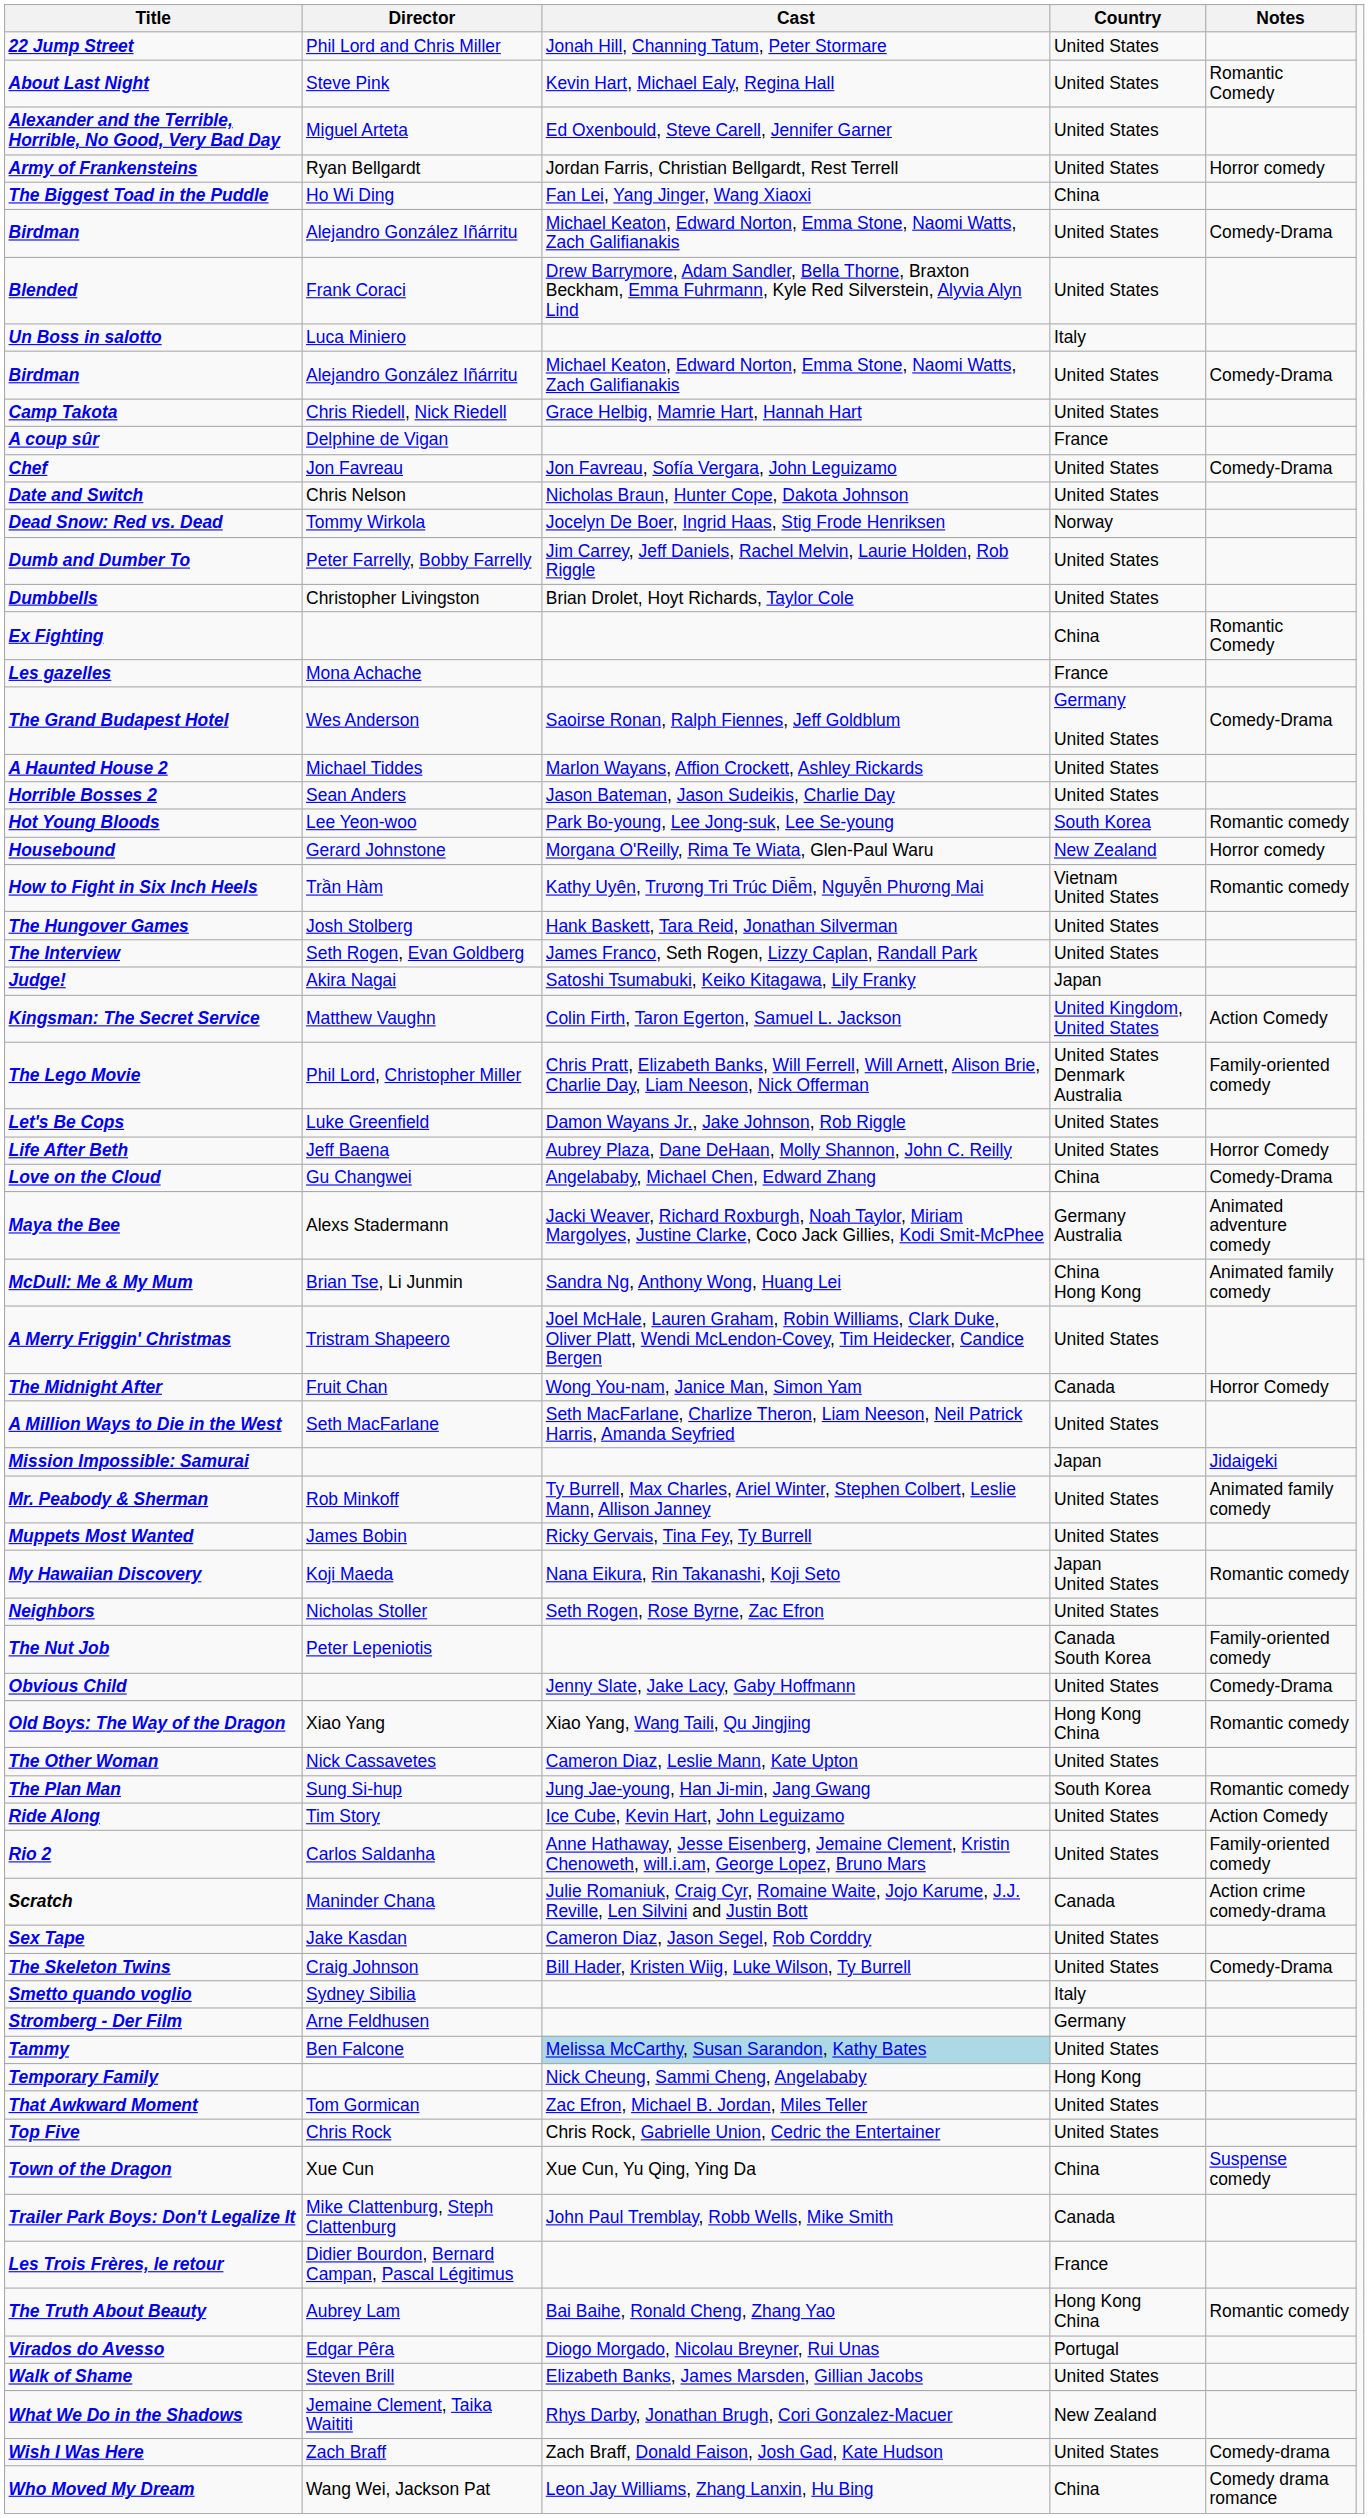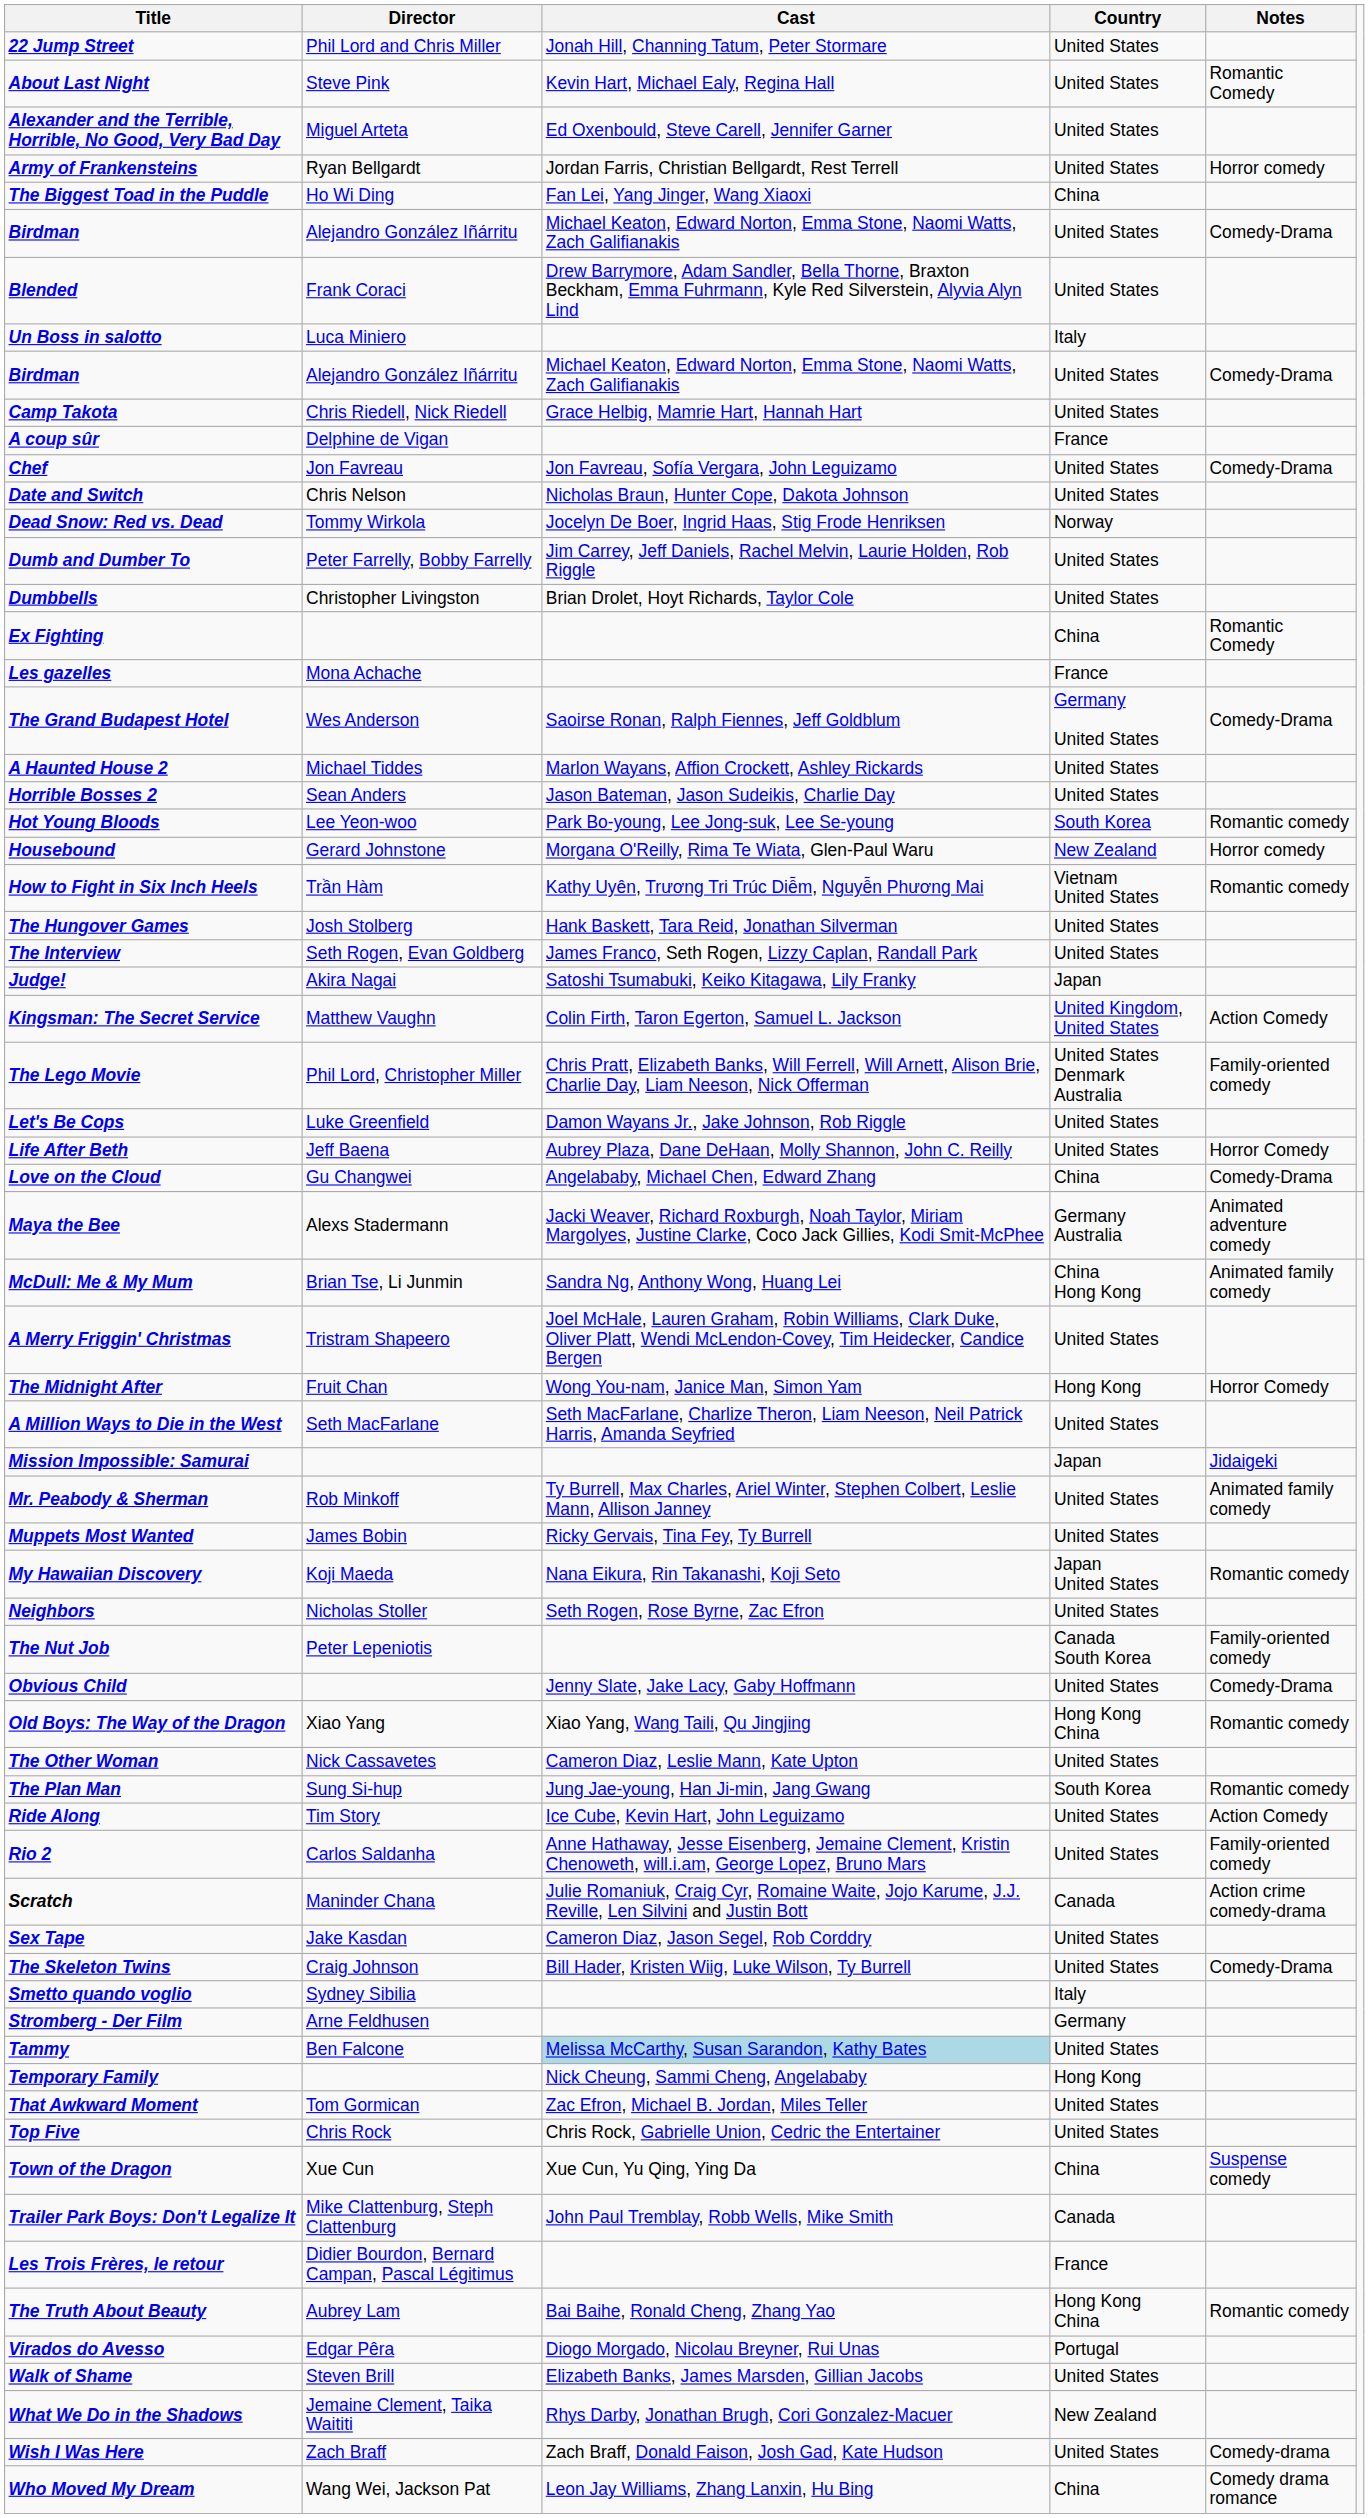(1085, 1386) Canada -> (1098, 1386) Hong Kong
